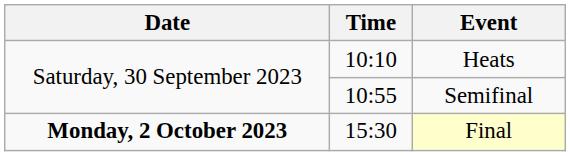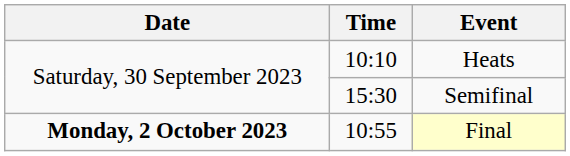(371, 95) 10:55 -> (371, 95) 15:30
(371, 131) 15:30 -> (371, 131) 10:55
